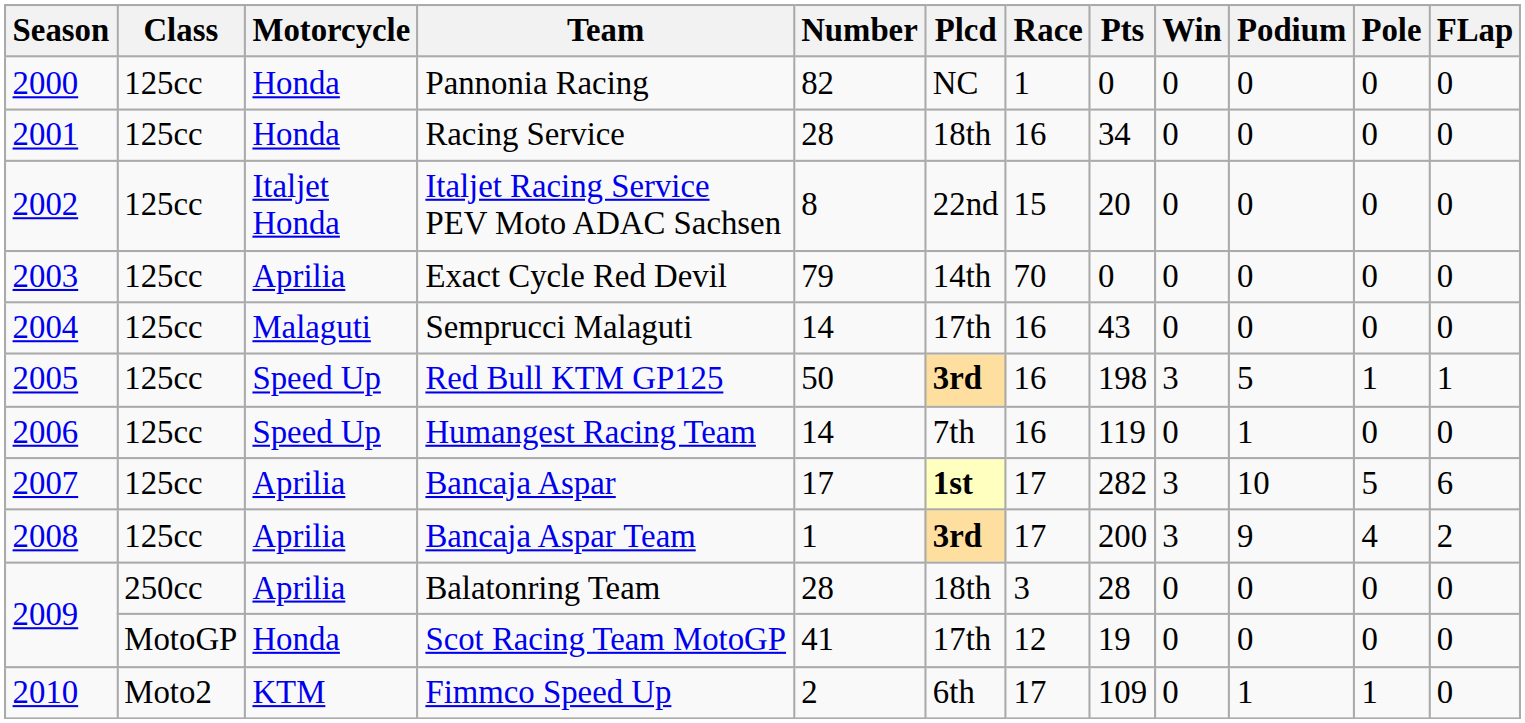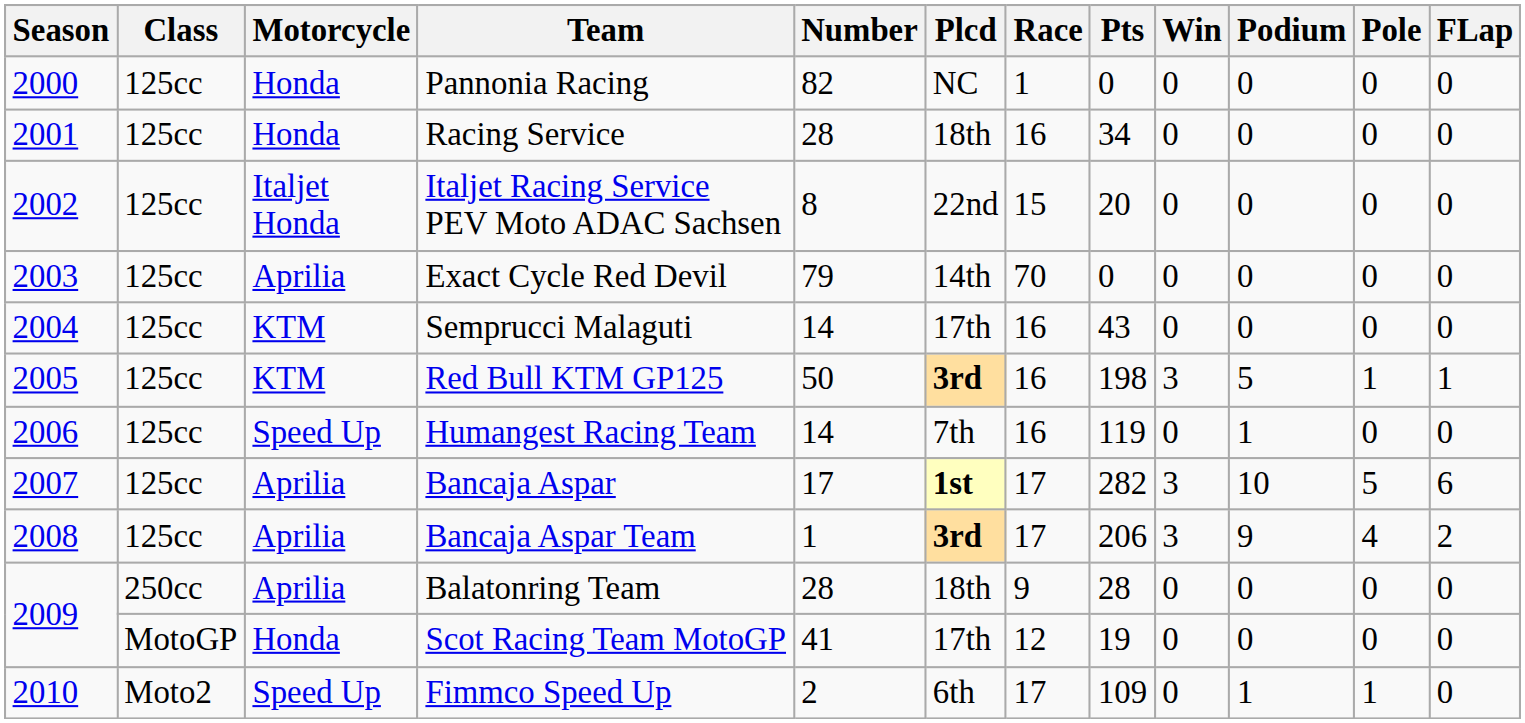(312, 327) Malaguti -> (289, 327) KTM
(317, 379) Speed Up -> (289, 379) KTM
(1123, 535) 200 -> (1123, 535) 206
(1022, 587) 3 -> (1022, 587) 9
(289, 691) KTM -> (317, 691) Speed Up
